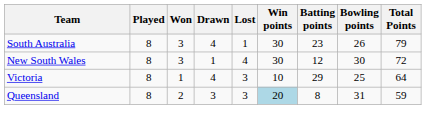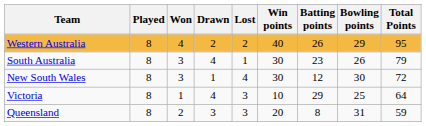+ row: (46, 43)
(278, 95) lightblue background -> (278, 113) no background
